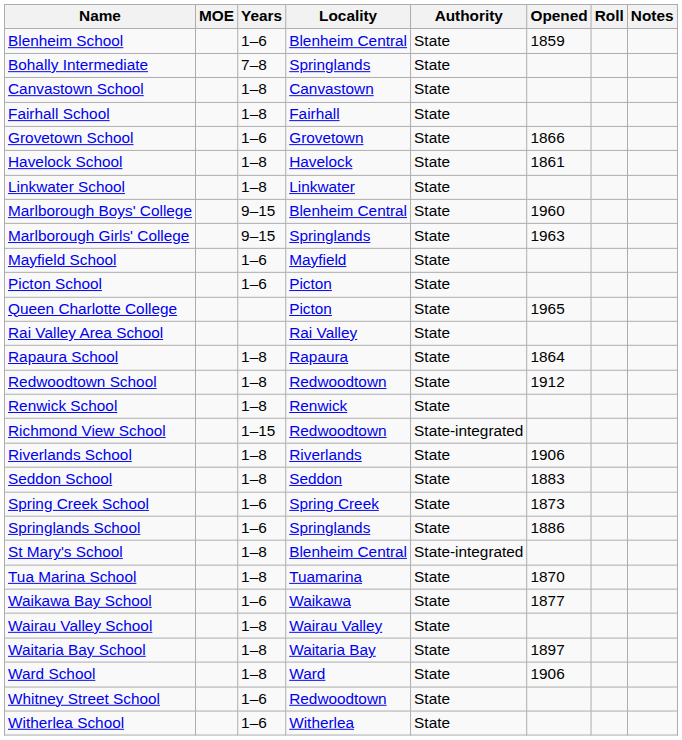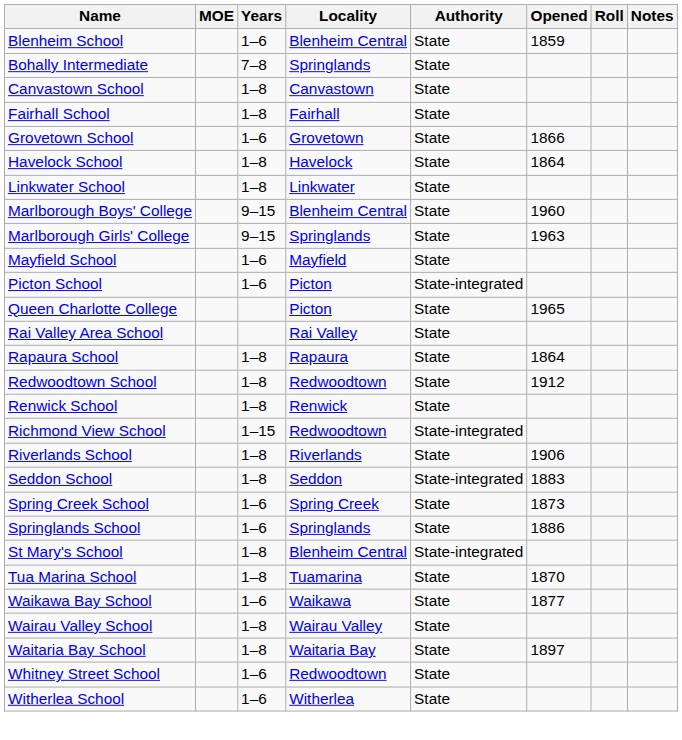(548, 162) 1861 -> (548, 162) 1864
(432, 284) State -> (469, 284) State-integrated
(432, 479) State -> (469, 479) State-integrated
- row: (52, 674)
